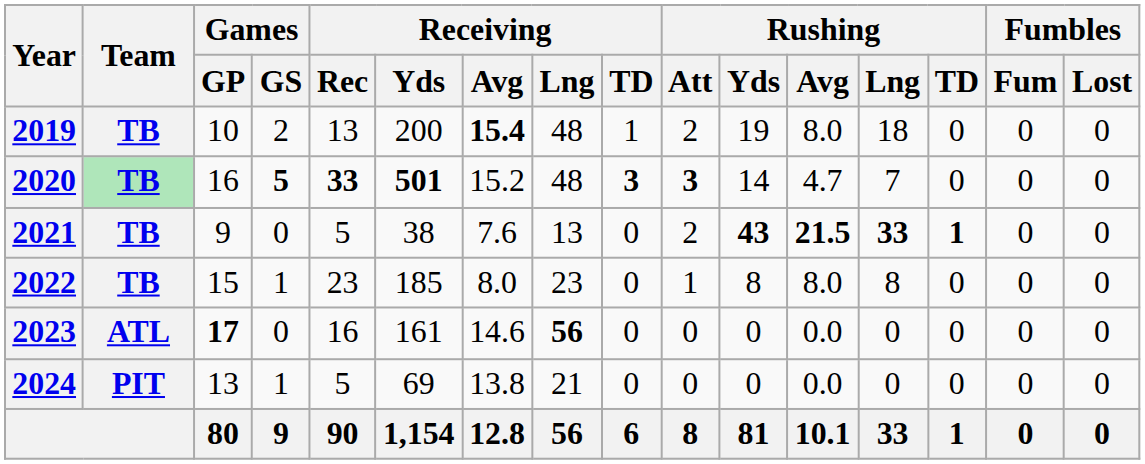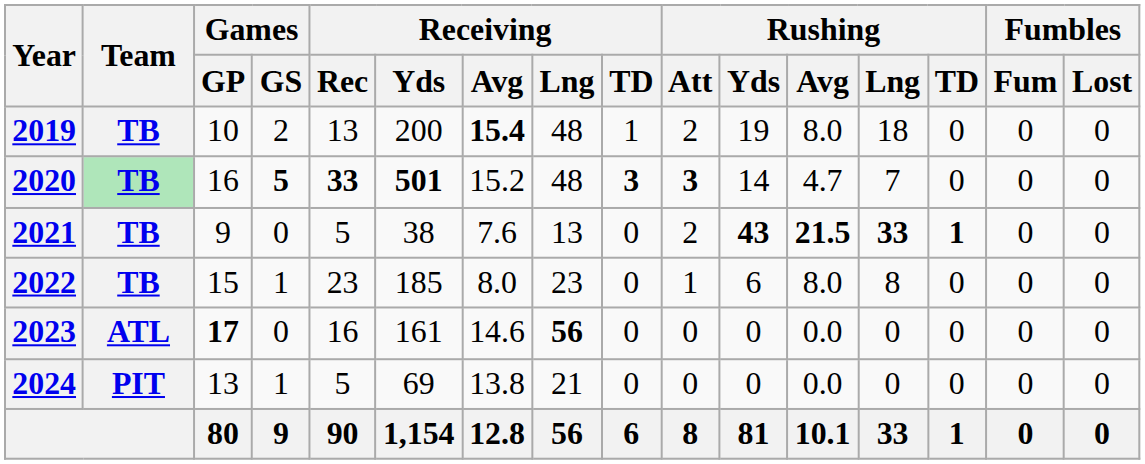(754, 282) 8 -> (754, 282) 6
